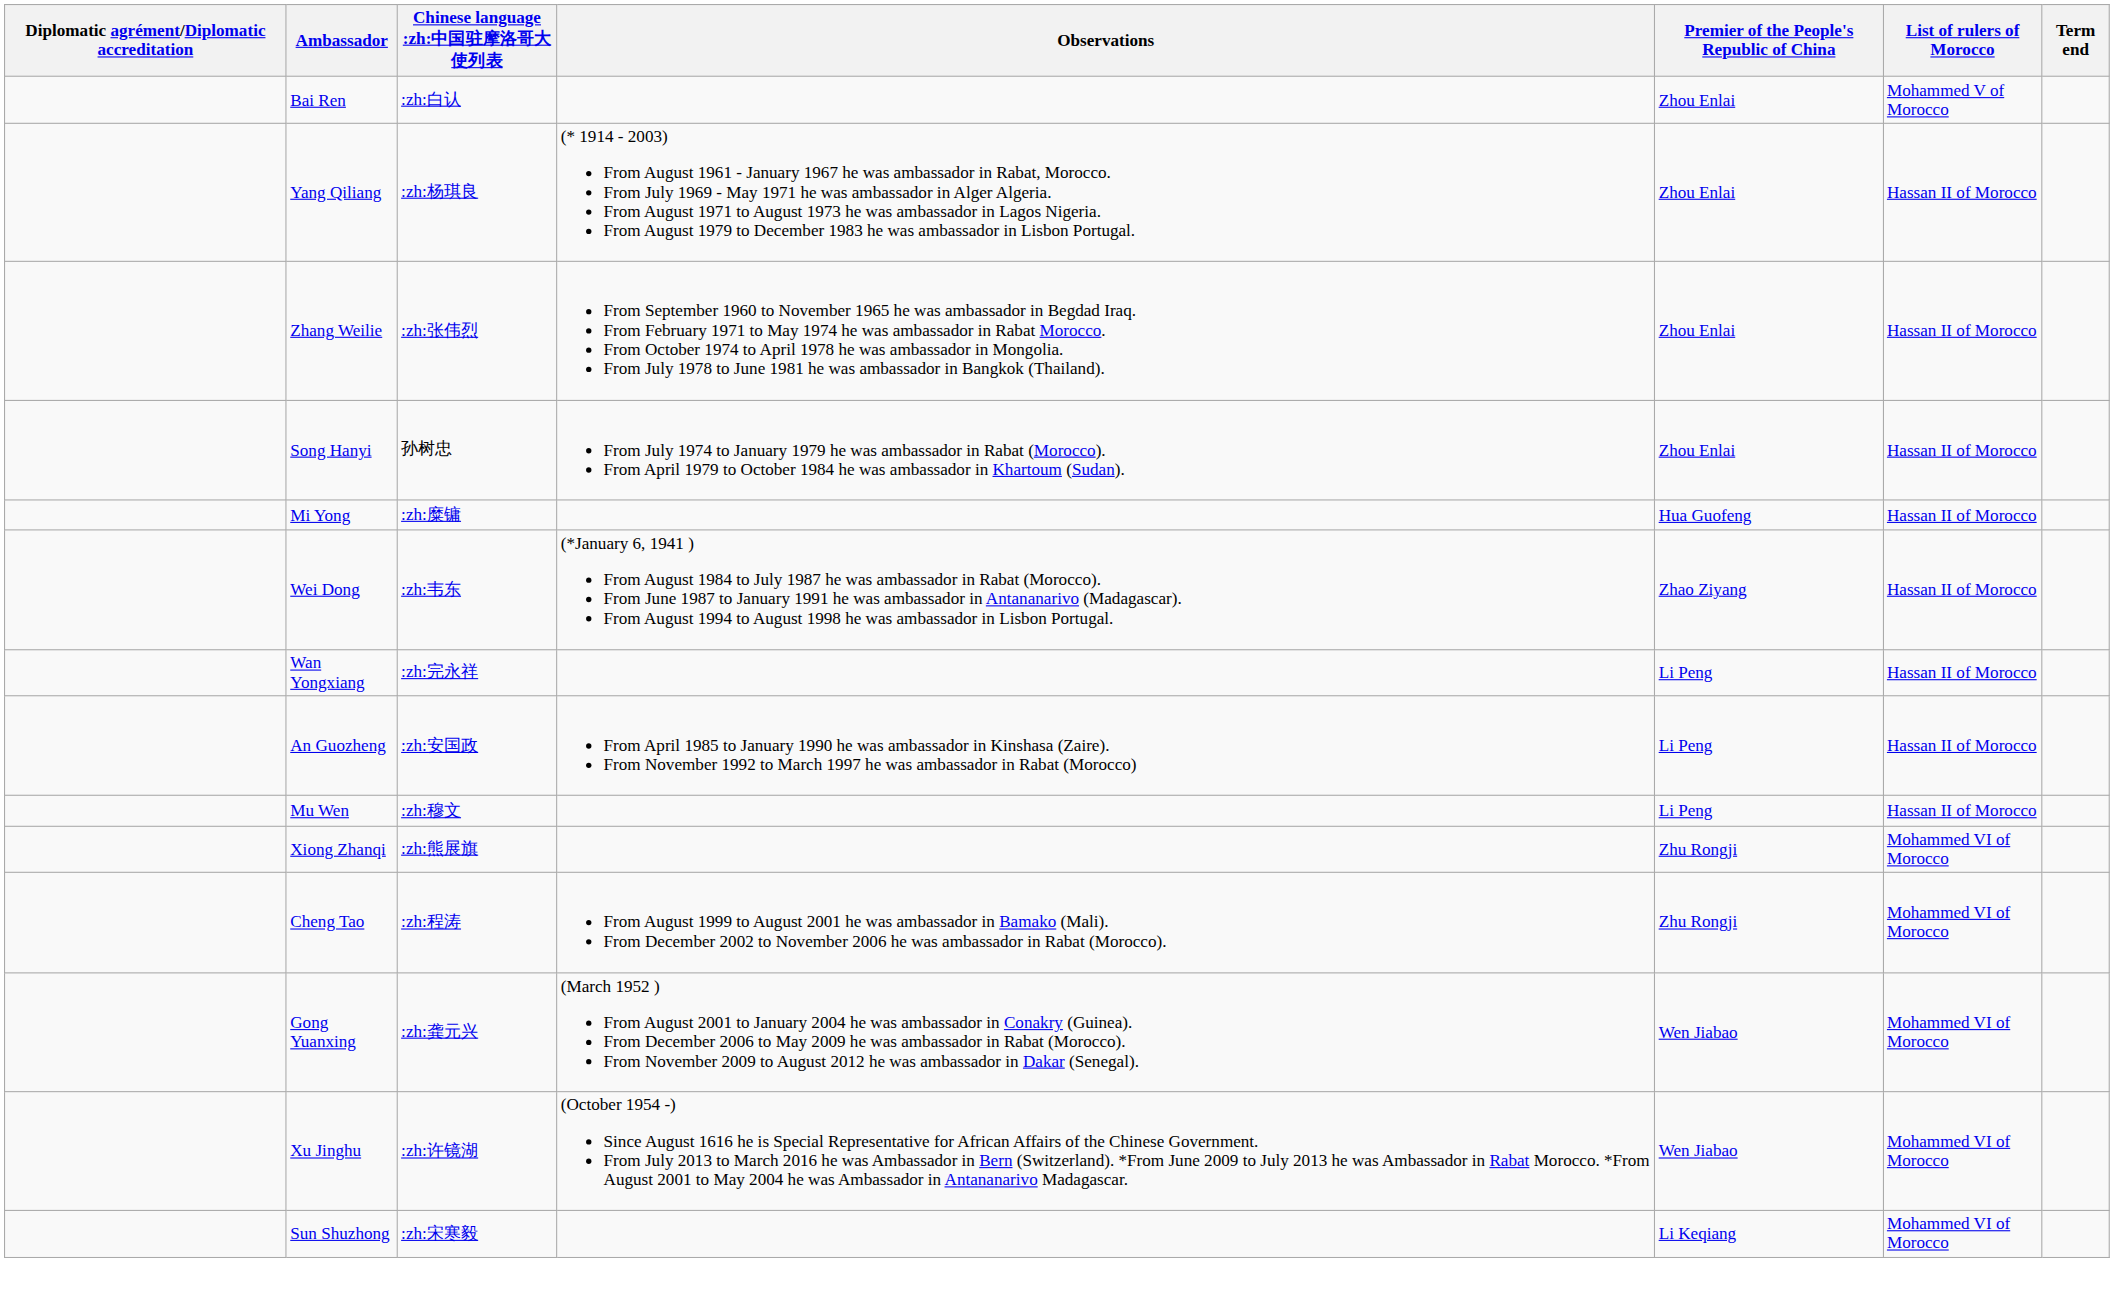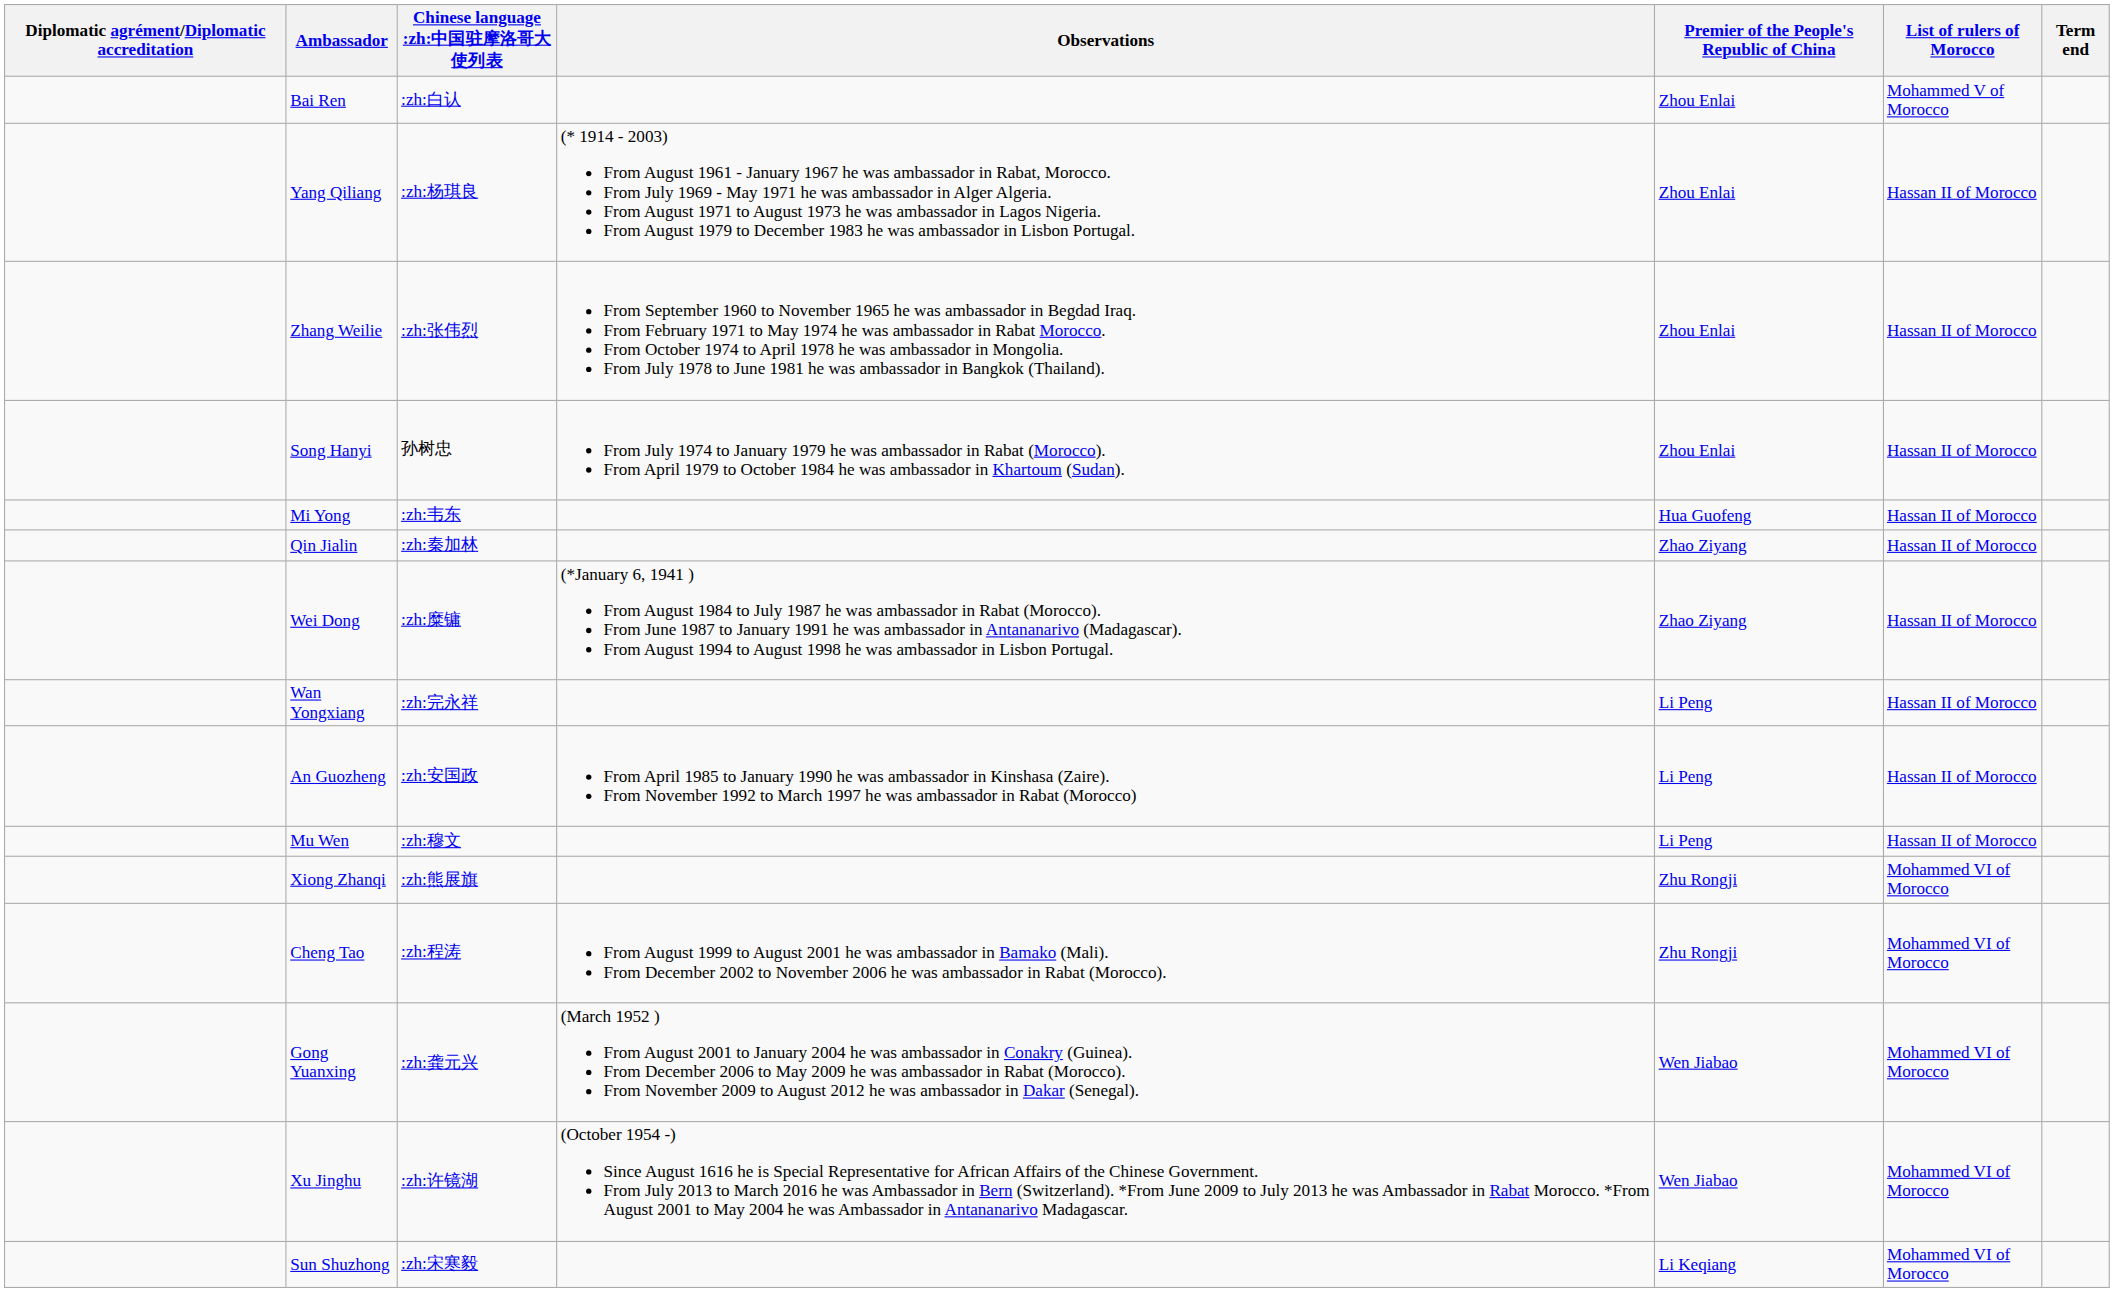(431, 514) :zh:糜镛 -> (431, 514) :zh:韦东
+ row: (324, 545)
(431, 589) :zh:韦东 -> (431, 619) :zh:糜镛
